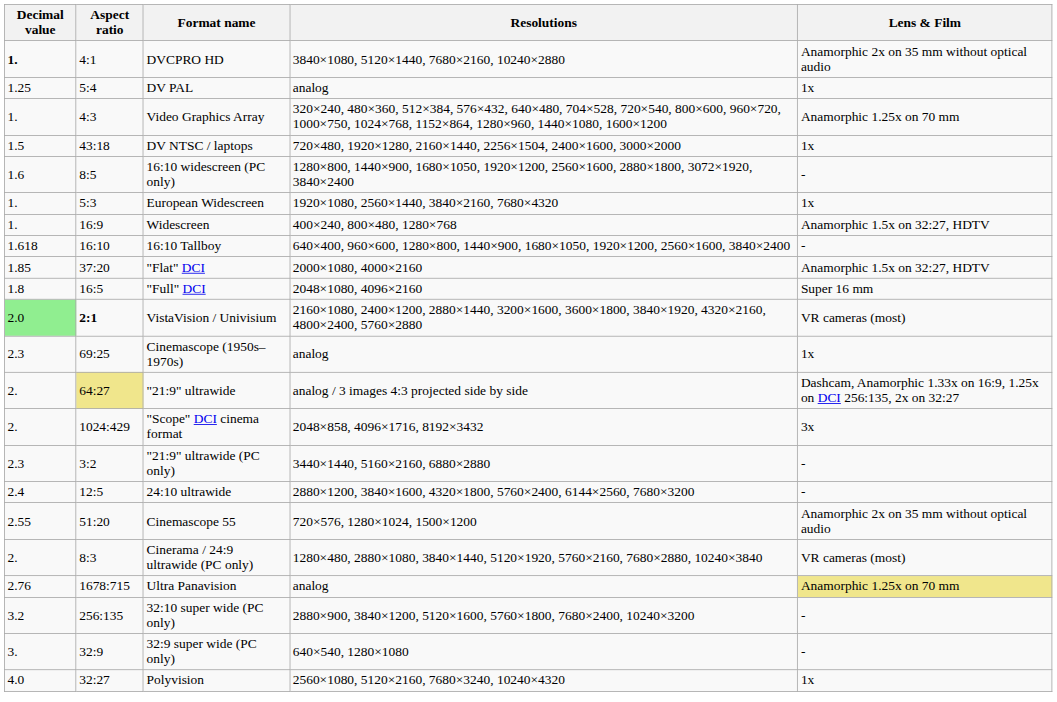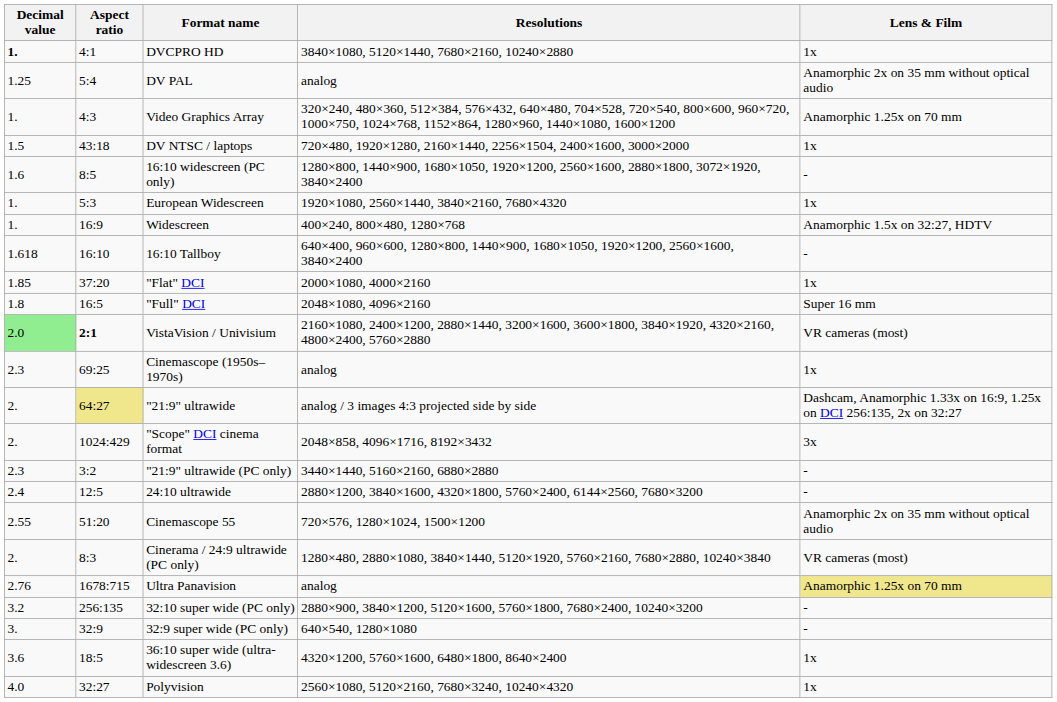(914, 59) Anamorphic 2x on 35 mm without optical audio -> (810, 51) 1x
(808, 88) 1x -> (916, 80) Anamorphic 2x on 35 mm without optical audio
(895, 267) Anamorphic 1.5x on 32:27, HDTV -> (810, 282) 1x
+ row: (211, 657)
